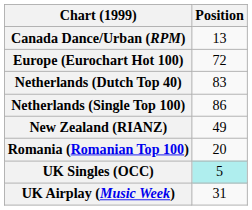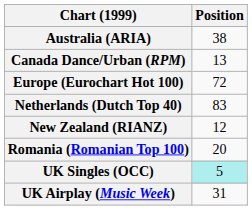+ row: (98, 37)
- row: (98, 104)
(220, 127) 49 -> (220, 127) 12
